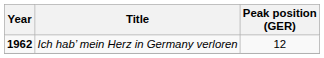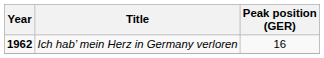(280, 44) 12 -> (280, 44) 16
